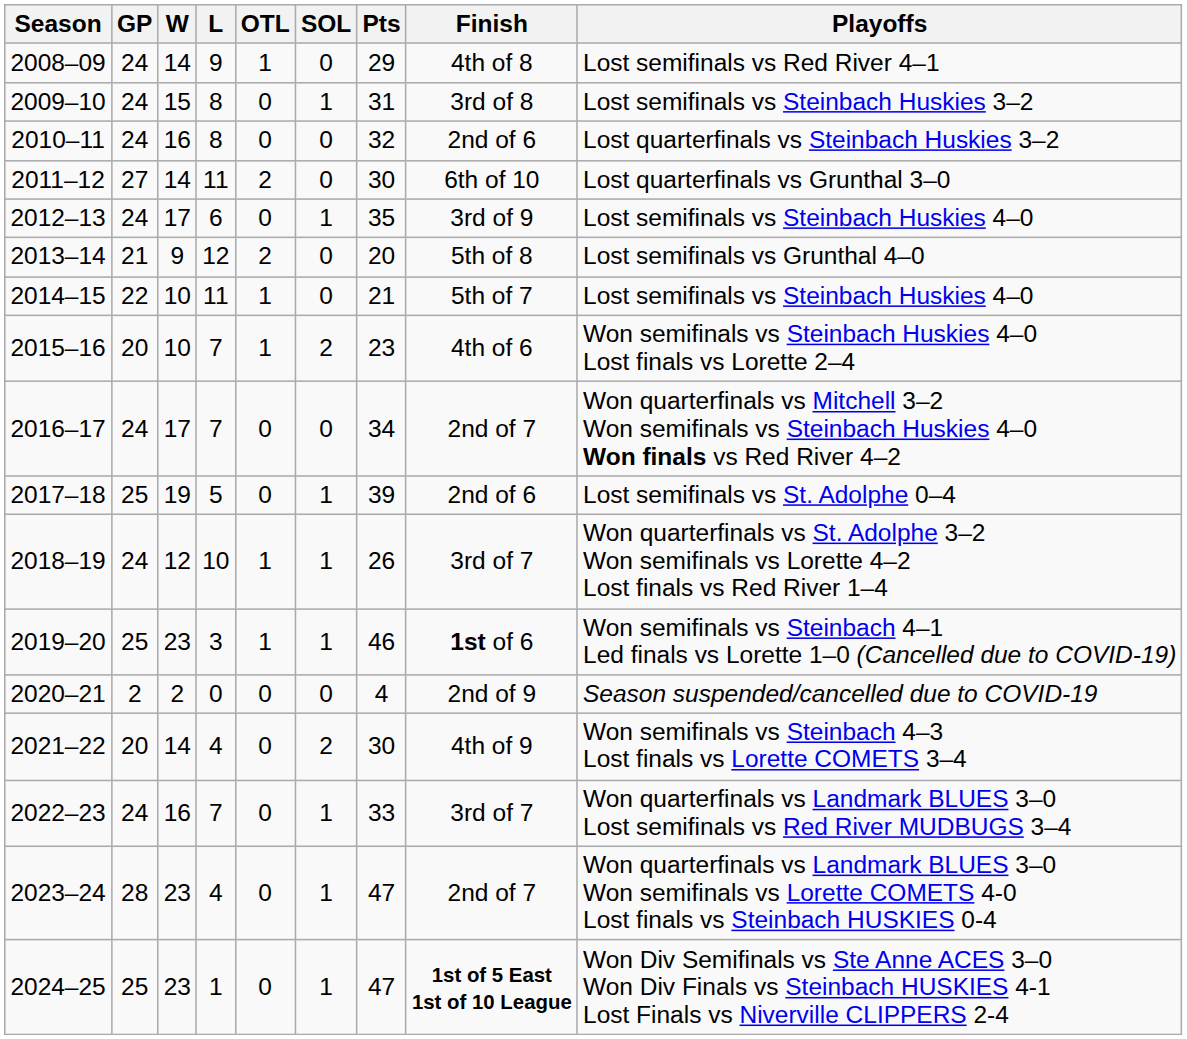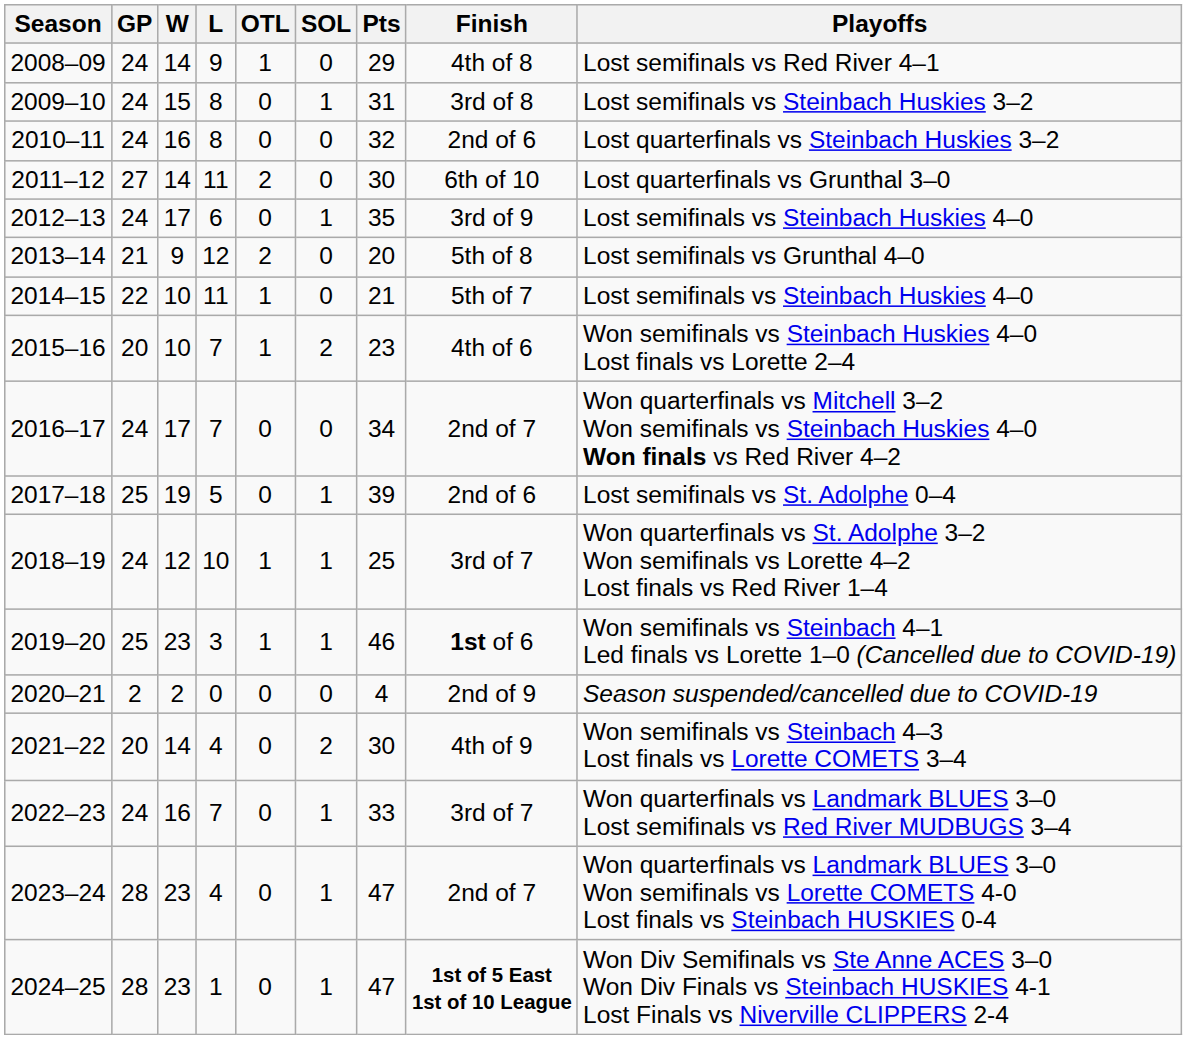(382, 561) 26 -> (382, 561) 25
(135, 986) 25 -> (135, 986) 28
